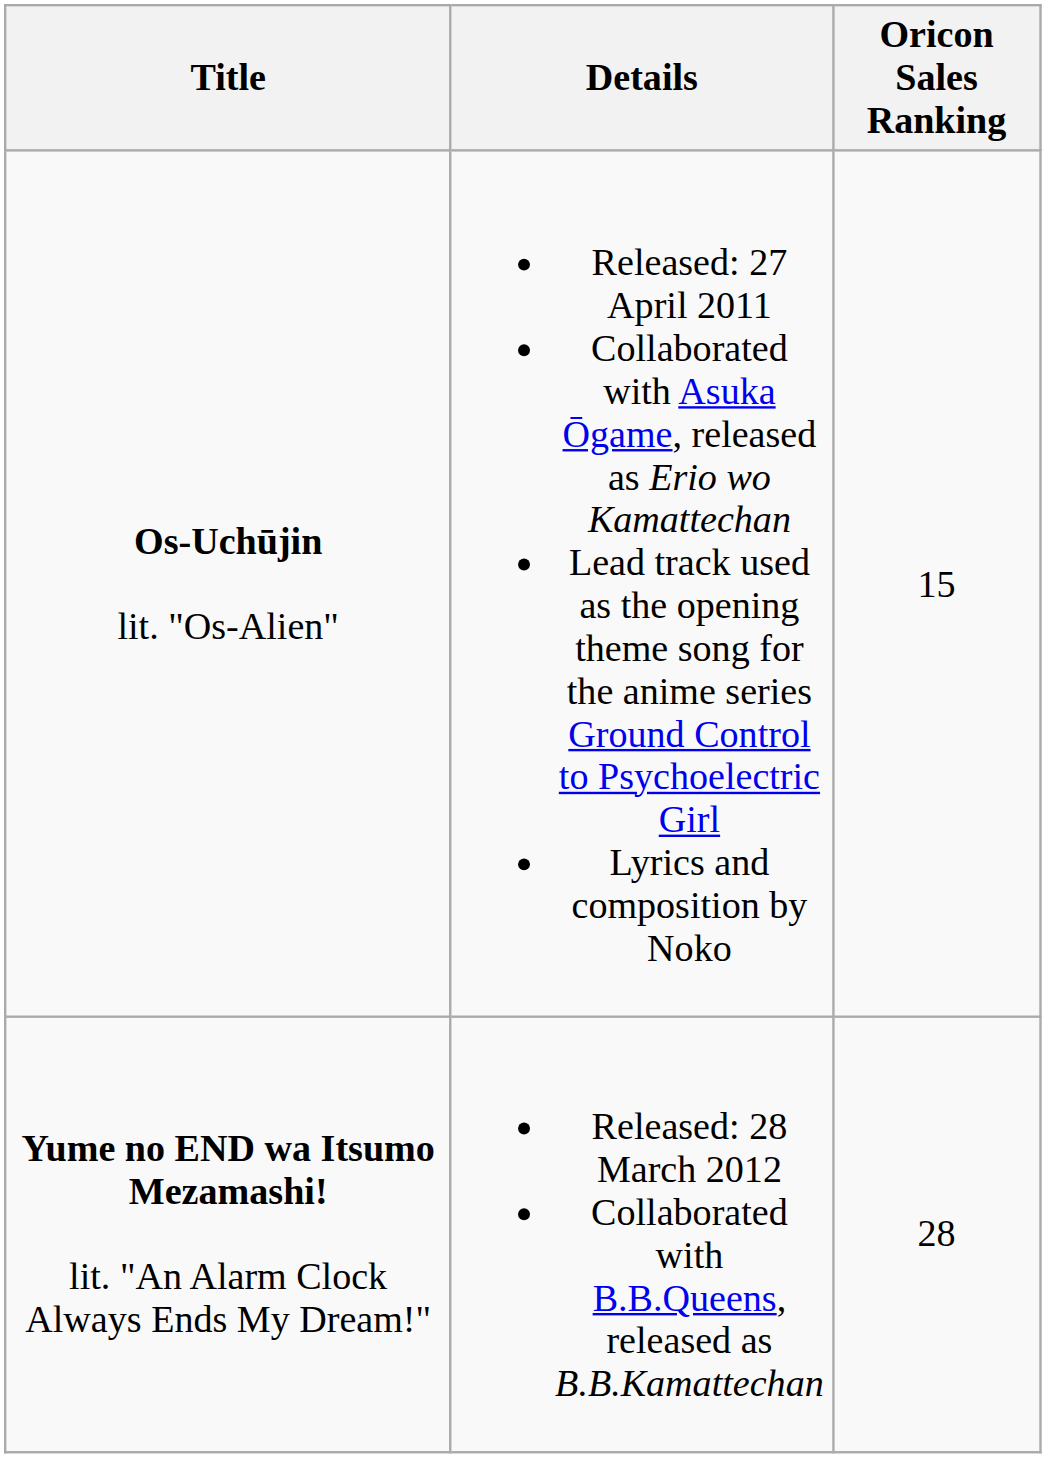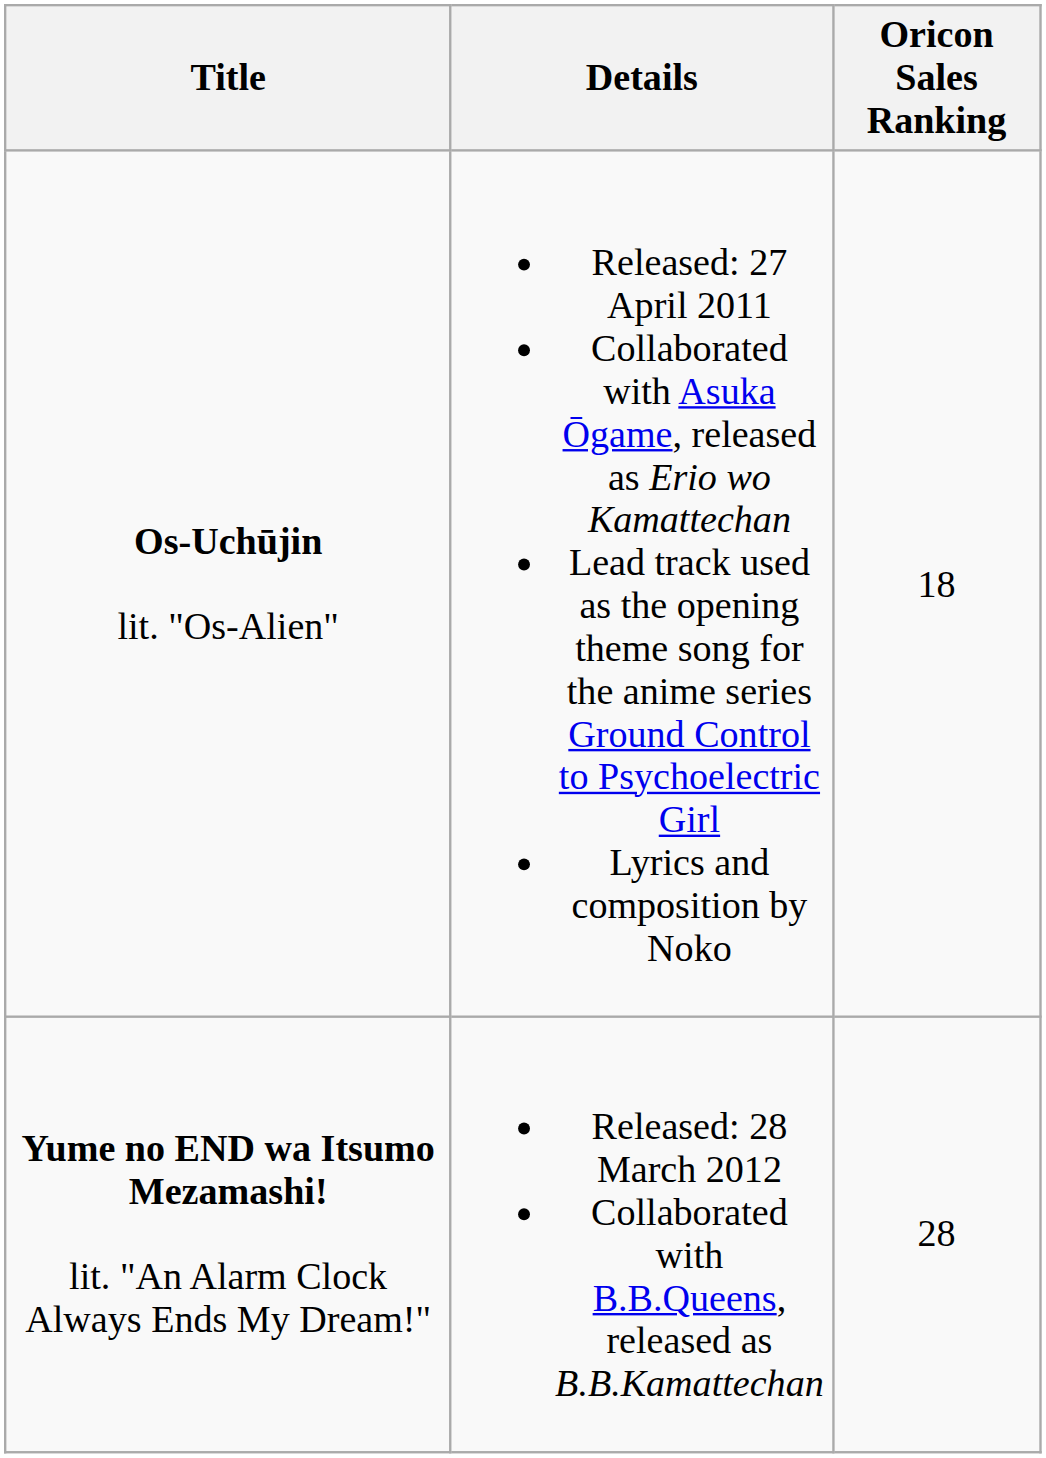(937, 582) 15 -> (937, 582) 18
